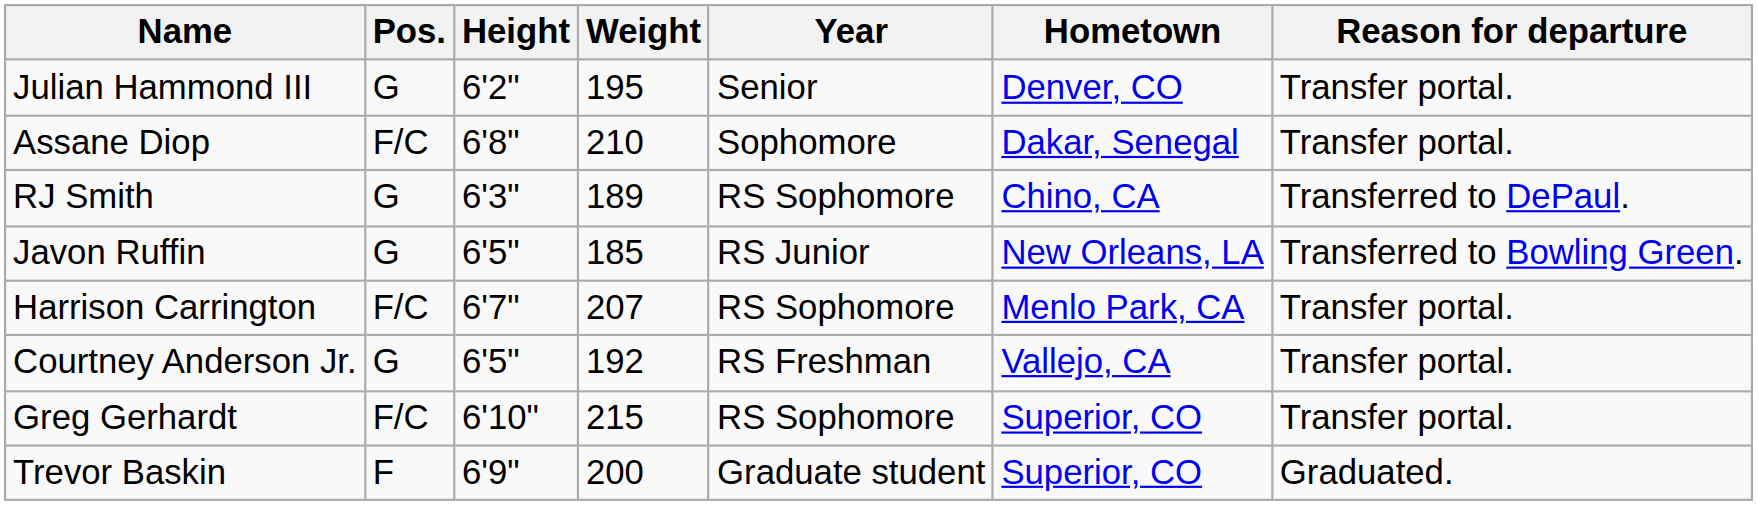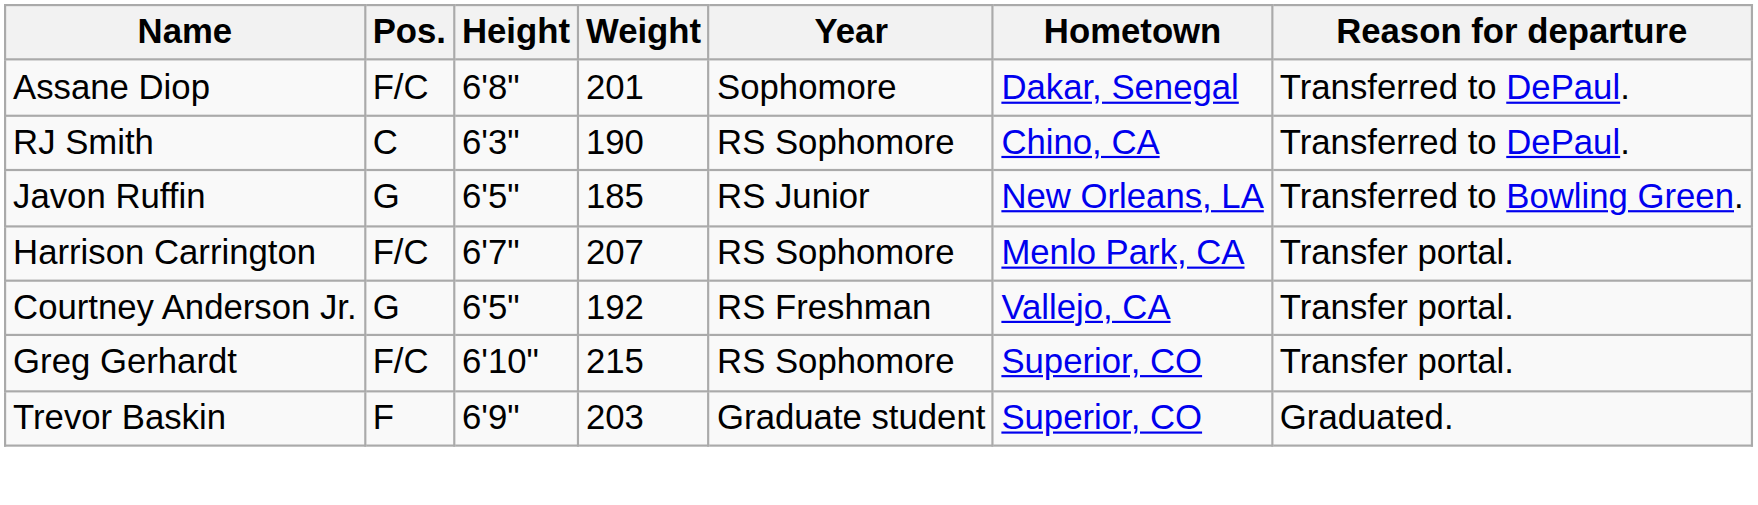- row: (163, 87)
(615, 142) 210 -> (615, 87) 201
(1397, 142) Transfer portal. -> (1455, 87) Transferred to DePaul.
(386, 197) G -> (385, 142) C
(615, 197) 189 -> (615, 142) 190
(615, 472) 200 -> (615, 417) 203
